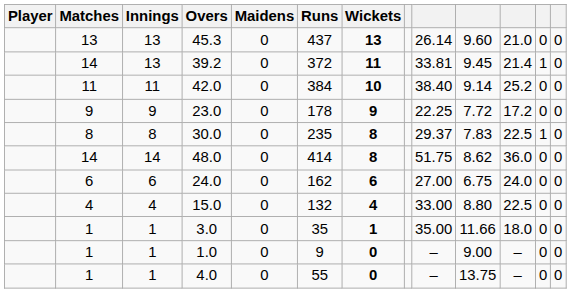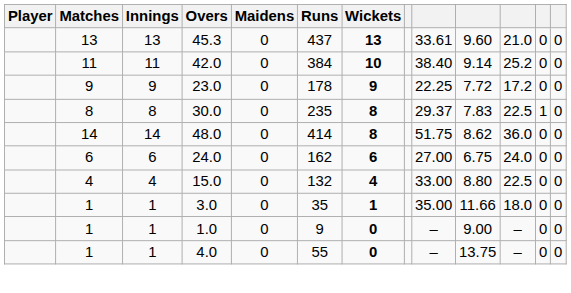(434, 39) 26.14 -> (434, 39) 33.61
- row: (207, 63)
